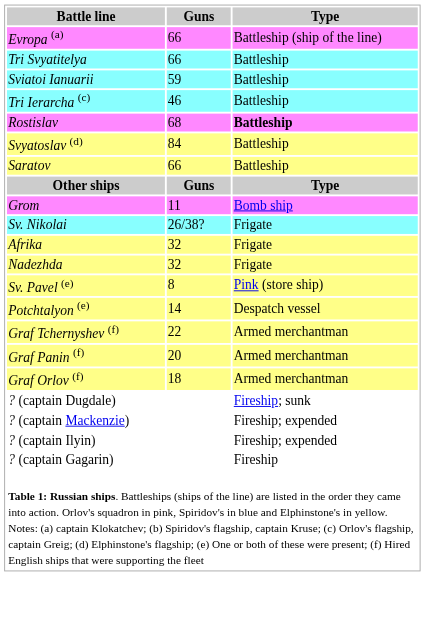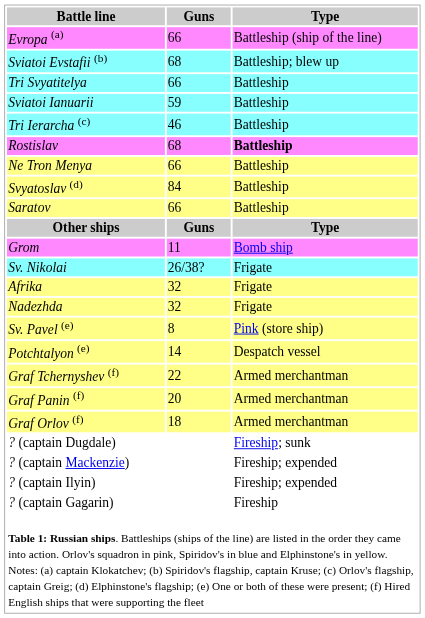+ row: (58, 61)
+ row: (50, 165)
